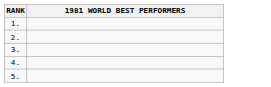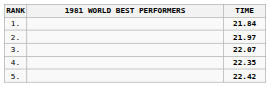+ column: (245, 11)
